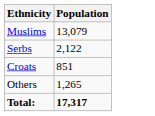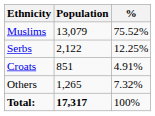+ column: (131, 13)
